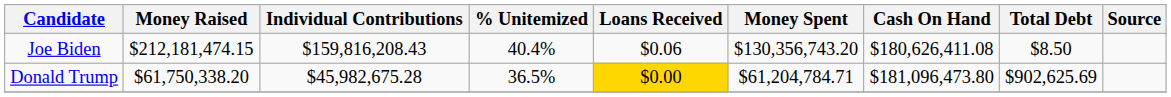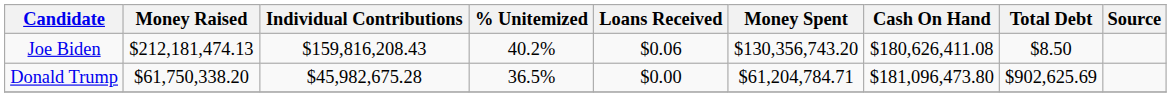(191, 48) $212,181,474.15 -> (191, 48) $212,181,474.13
(531, 48) 40.4% -> (531, 48) 40.2%
(661, 77) gold background -> (661, 77) no background
